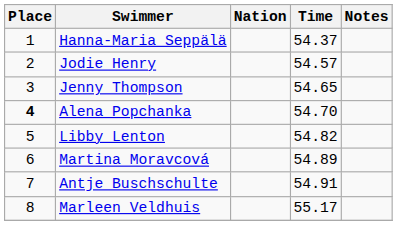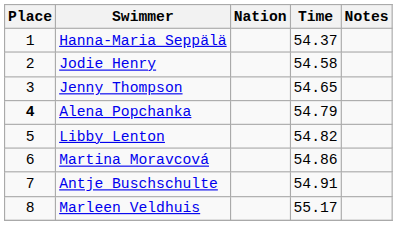(316, 64) 54.57 -> (316, 64) 54.58
(316, 112) 54.70 -> (316, 112) 54.79
(316, 160) 54.89 -> (316, 160) 54.86
